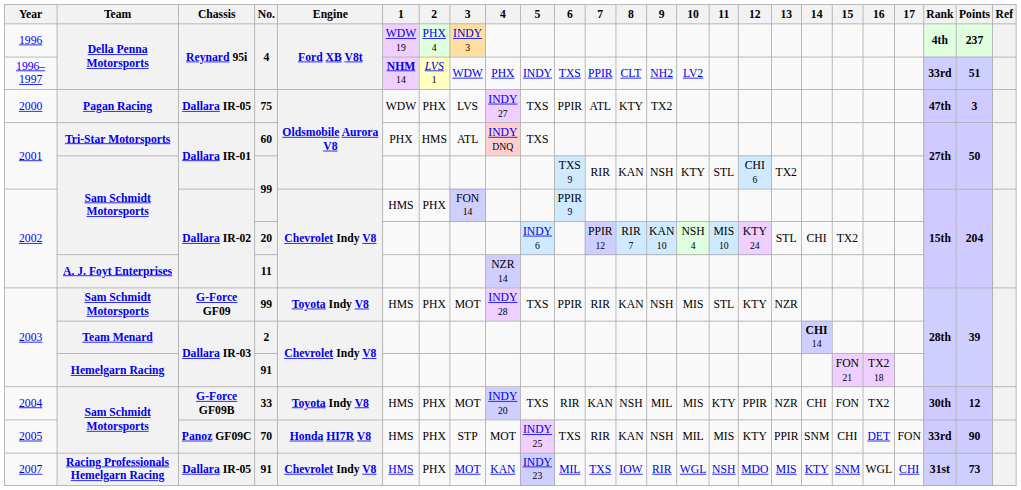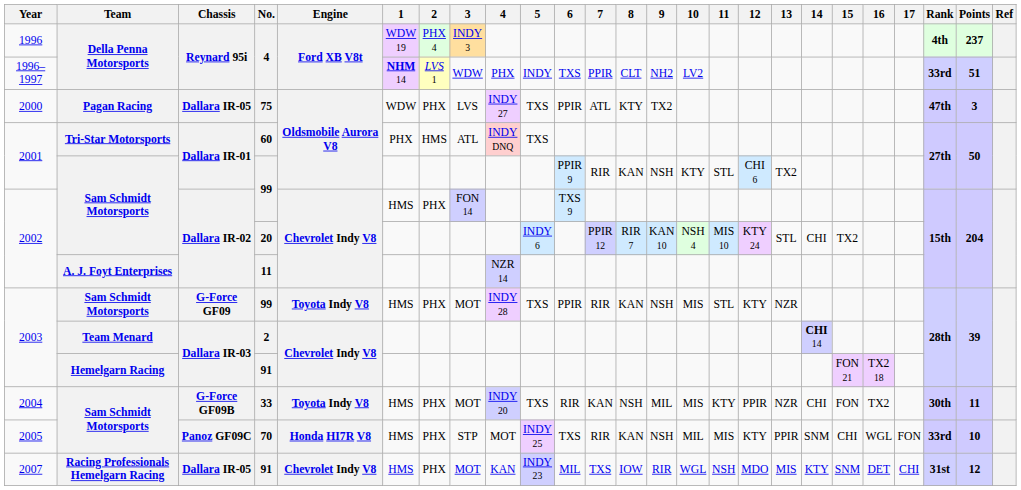(570, 172) TXS 9 -> (570, 172) PPIR 9
(570, 205) PPIR 9 -> (570, 205) TXS 9
(975, 403) 12 -> (975, 403) 11
(879, 436) DET -> (879, 436) WGL
(975, 436) 90 -> (975, 436) 10
(879, 469) WGL -> (879, 469) DET
(975, 469) 73 -> (975, 469) 12
